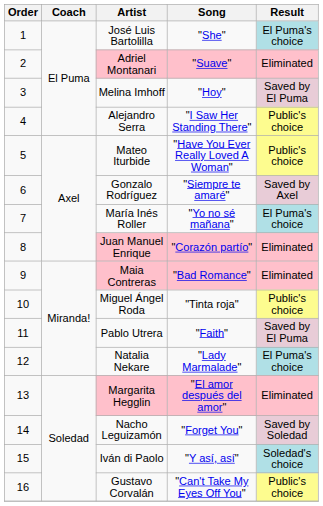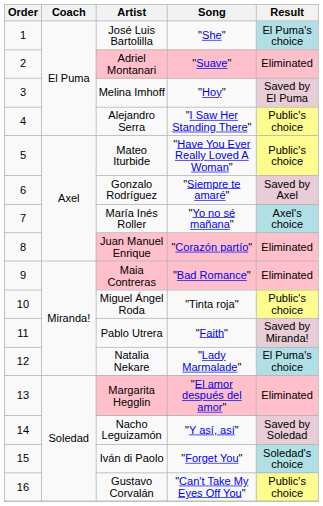(287, 218) El Puma's choice -> (287, 218) Axel's choice
(287, 333) Saved by El Puma -> (287, 333) Saved by Miranda!
(212, 430) "Forget You" -> (212, 430) "Y así, así"
(212, 459) "Y así, así" -> (212, 459) "Forget You"
